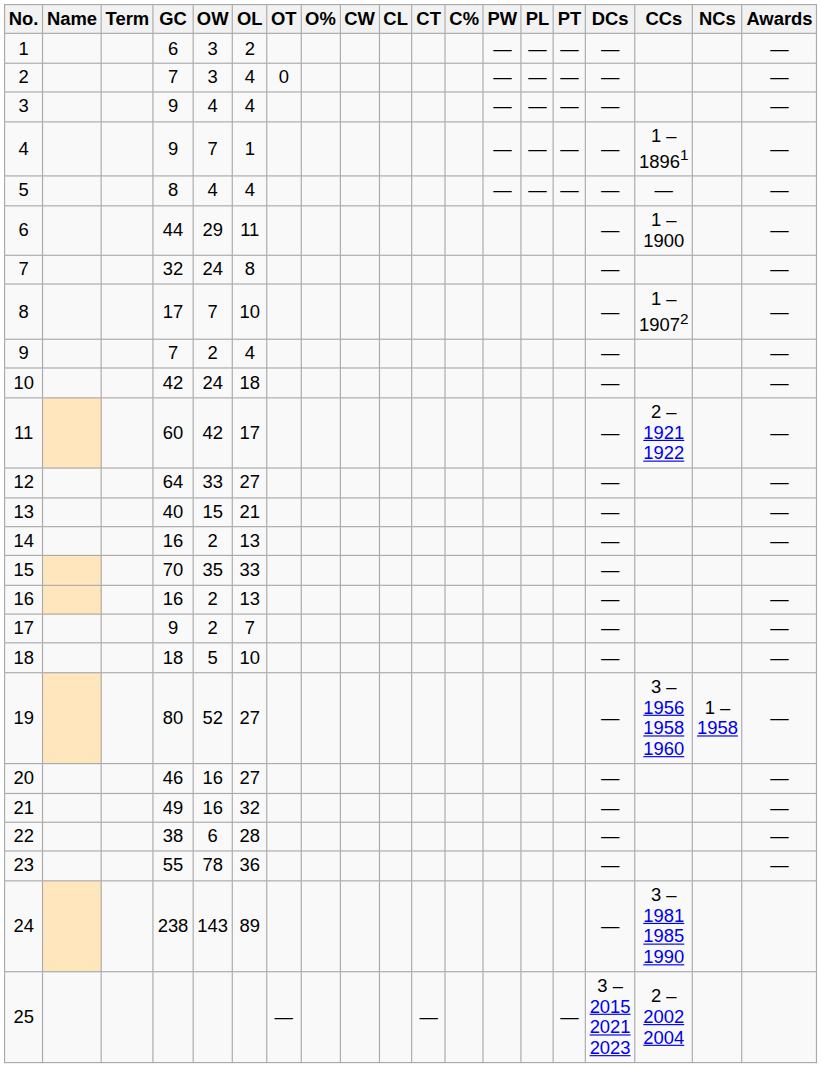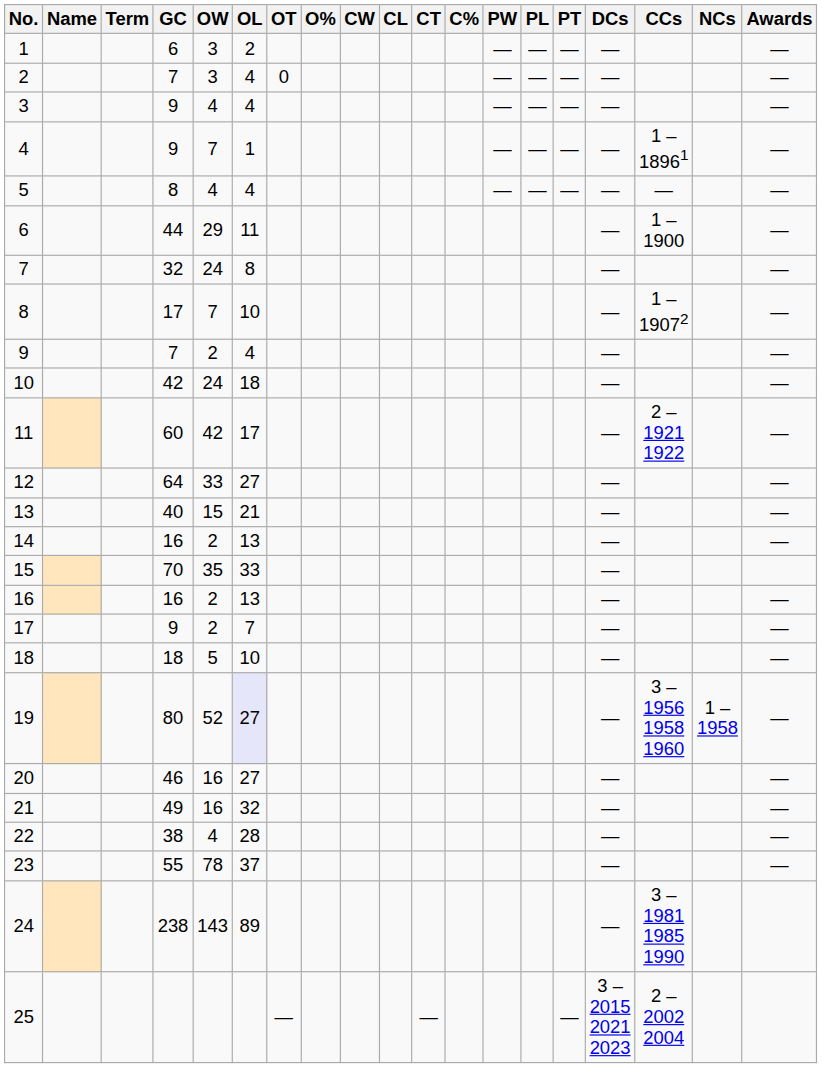(250, 718) no background -> (250, 718) lavender background
(213, 836) 6 -> (213, 836) 4
(250, 865) 36 -> (250, 865) 37
